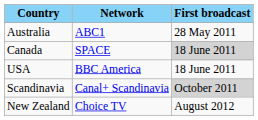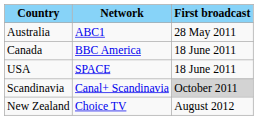(93, 50) SPACE -> (108, 50) BBC America
(205, 50) lightgrey background -> (205, 50) no background
(108, 69) BBC America -> (93, 69) SPACE
